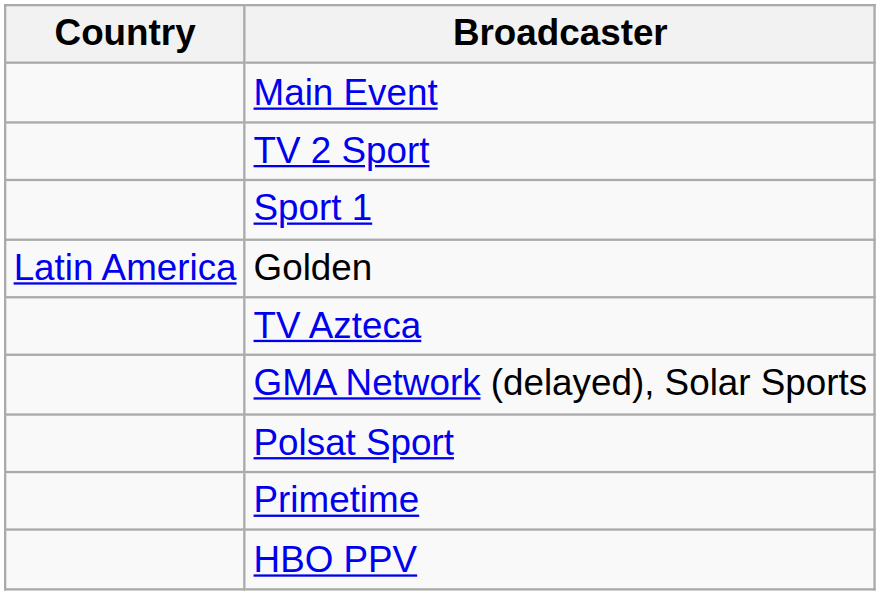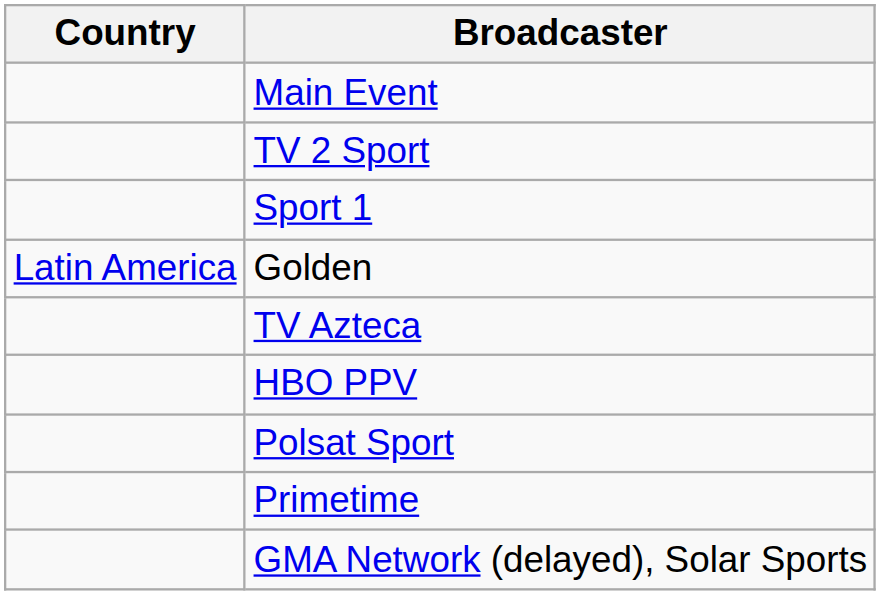rows swapped: (560, 383) <-> (335, 558)
